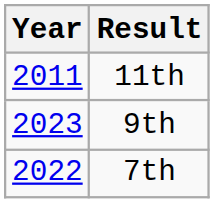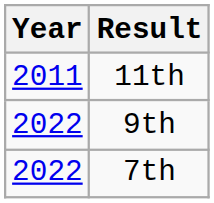(47, 125) 2023 -> (47, 125) 2022
